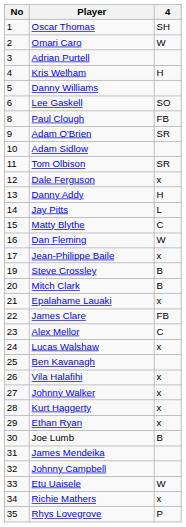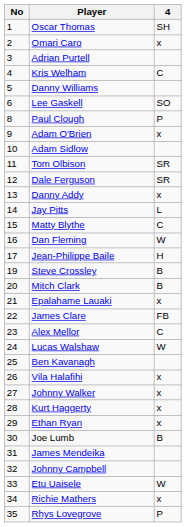(161, 42) W -> (159, 42) x
(160, 72) H -> (160, 72) C
(163, 118) FB -> (160, 118) P
(163, 133) SR -> (159, 133) x
(159, 179) x -> (163, 179) SR
(160, 194) H -> (159, 194) x
(159, 255) x -> (160, 255) H
(159, 346) x -> (161, 346) W
